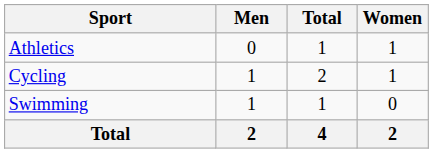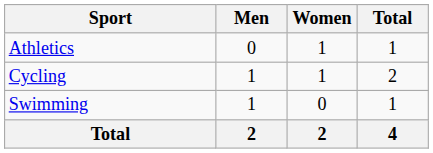columns swapped: (392, 18) <-> (322, 18)
